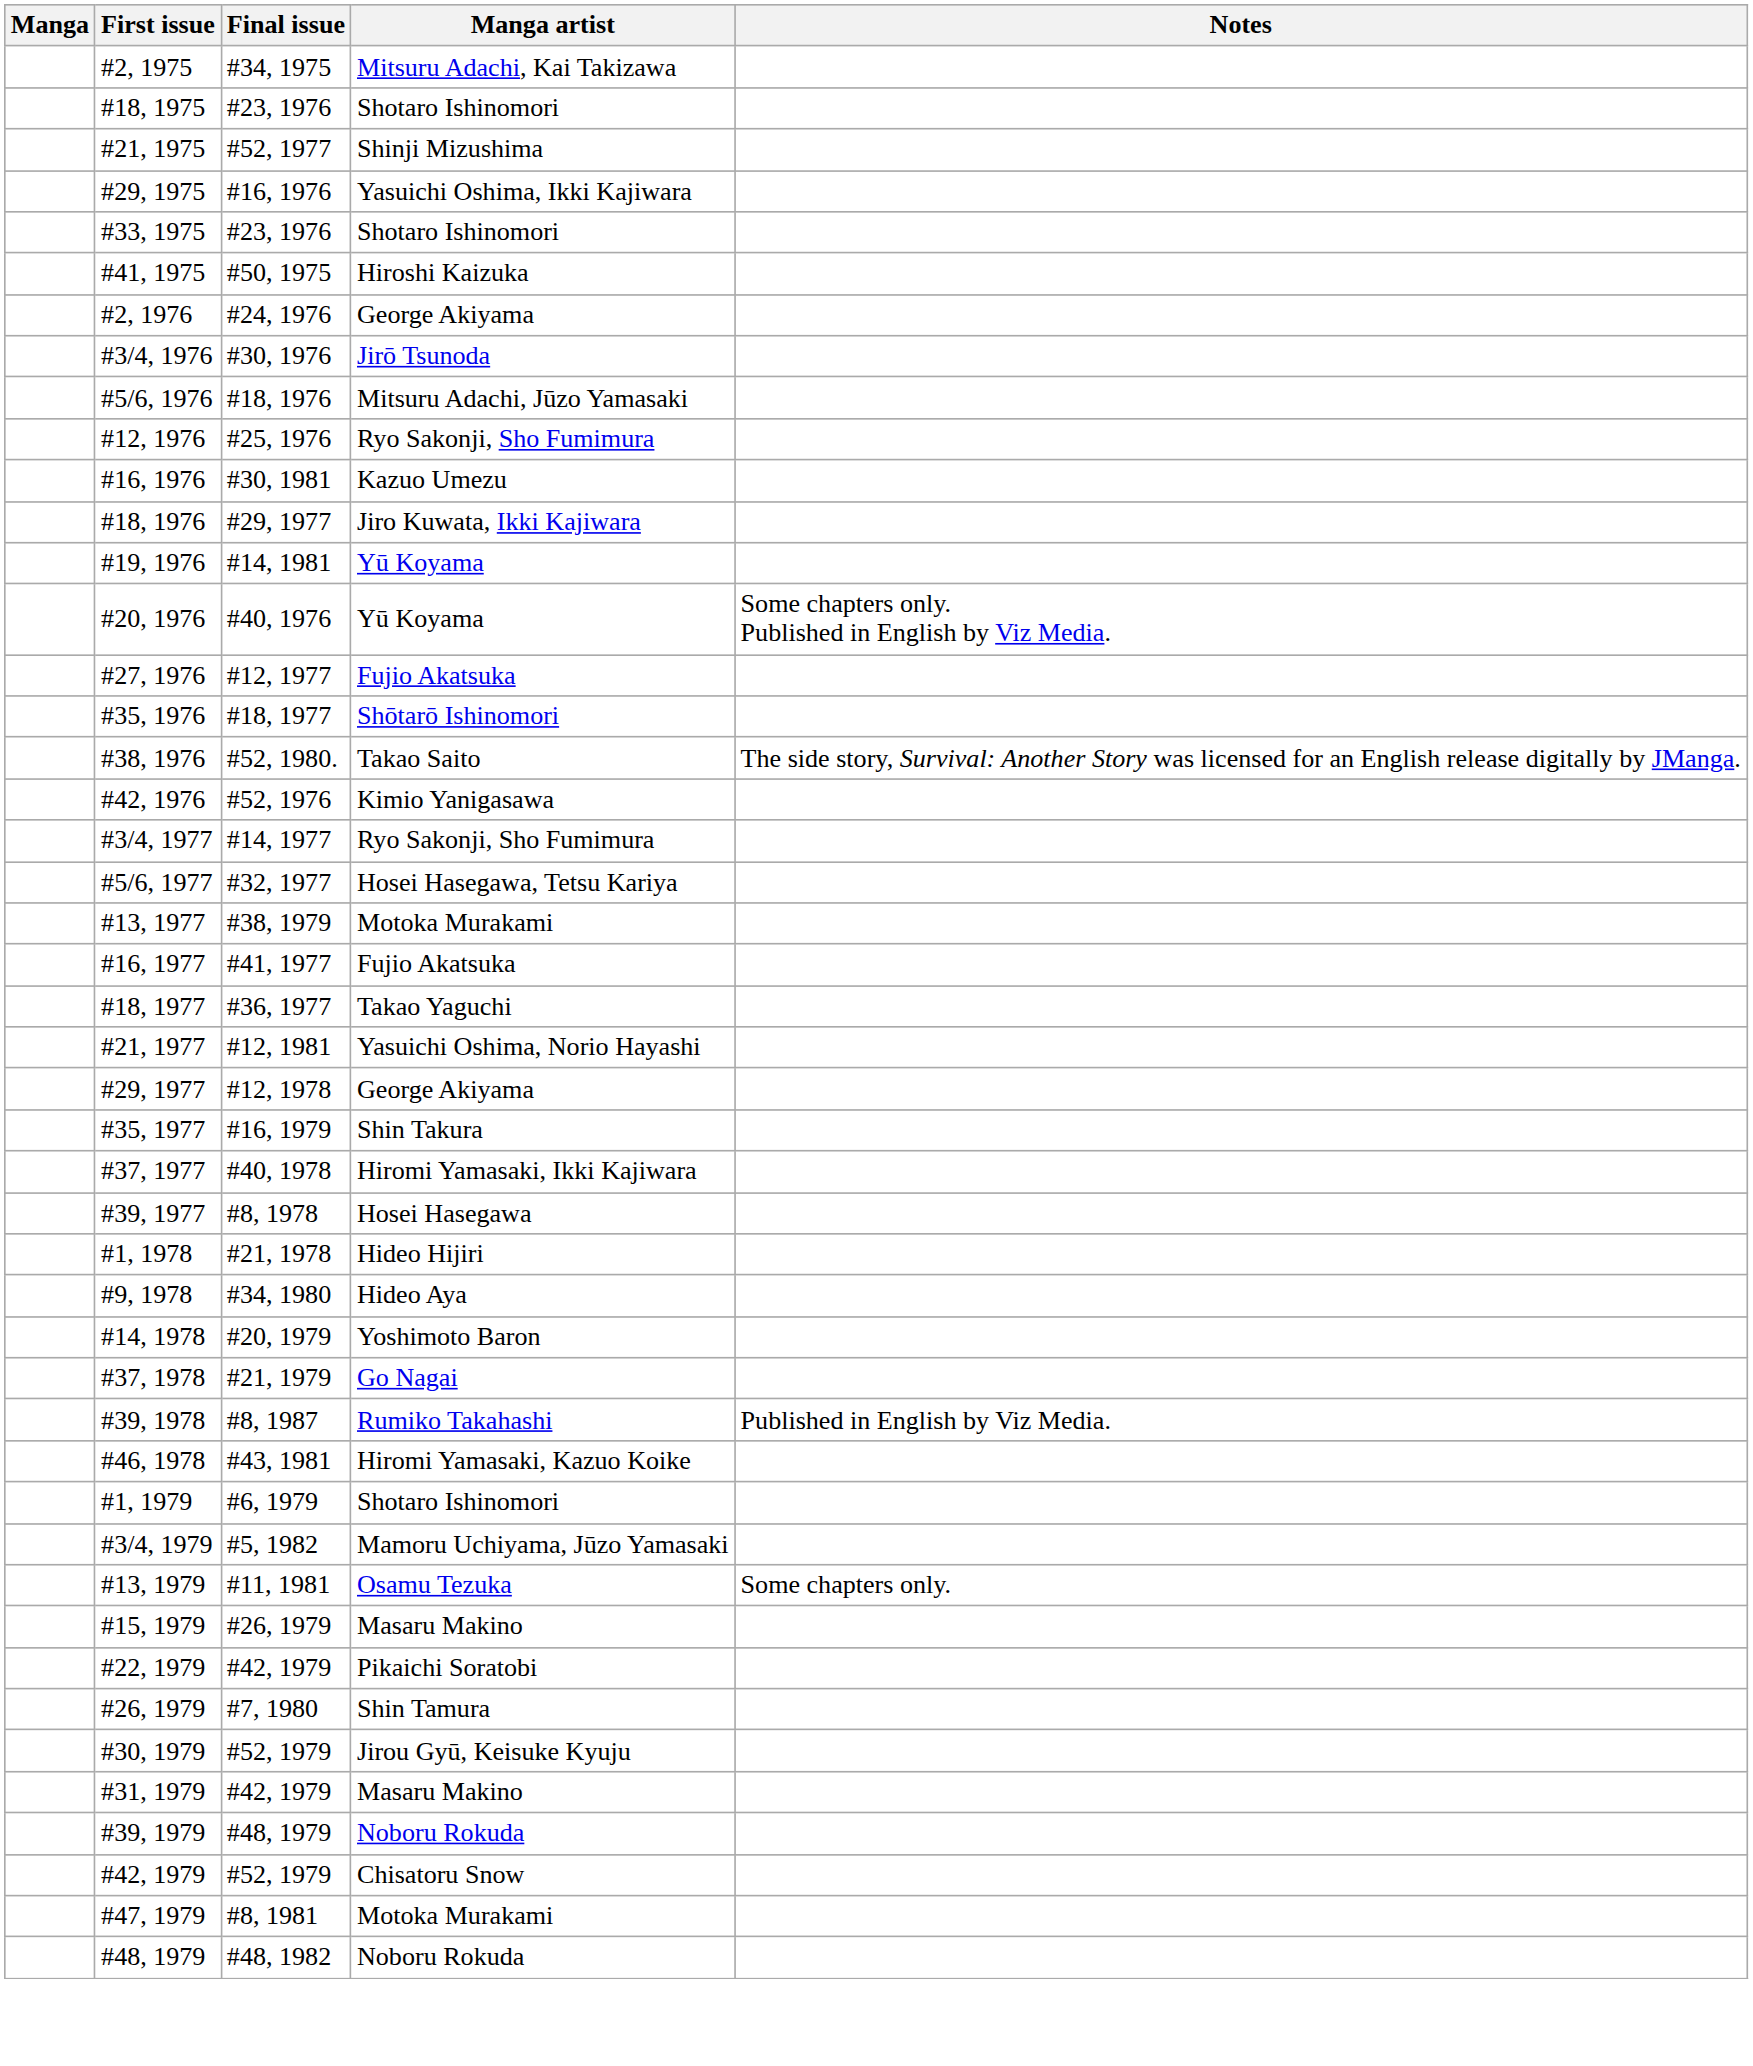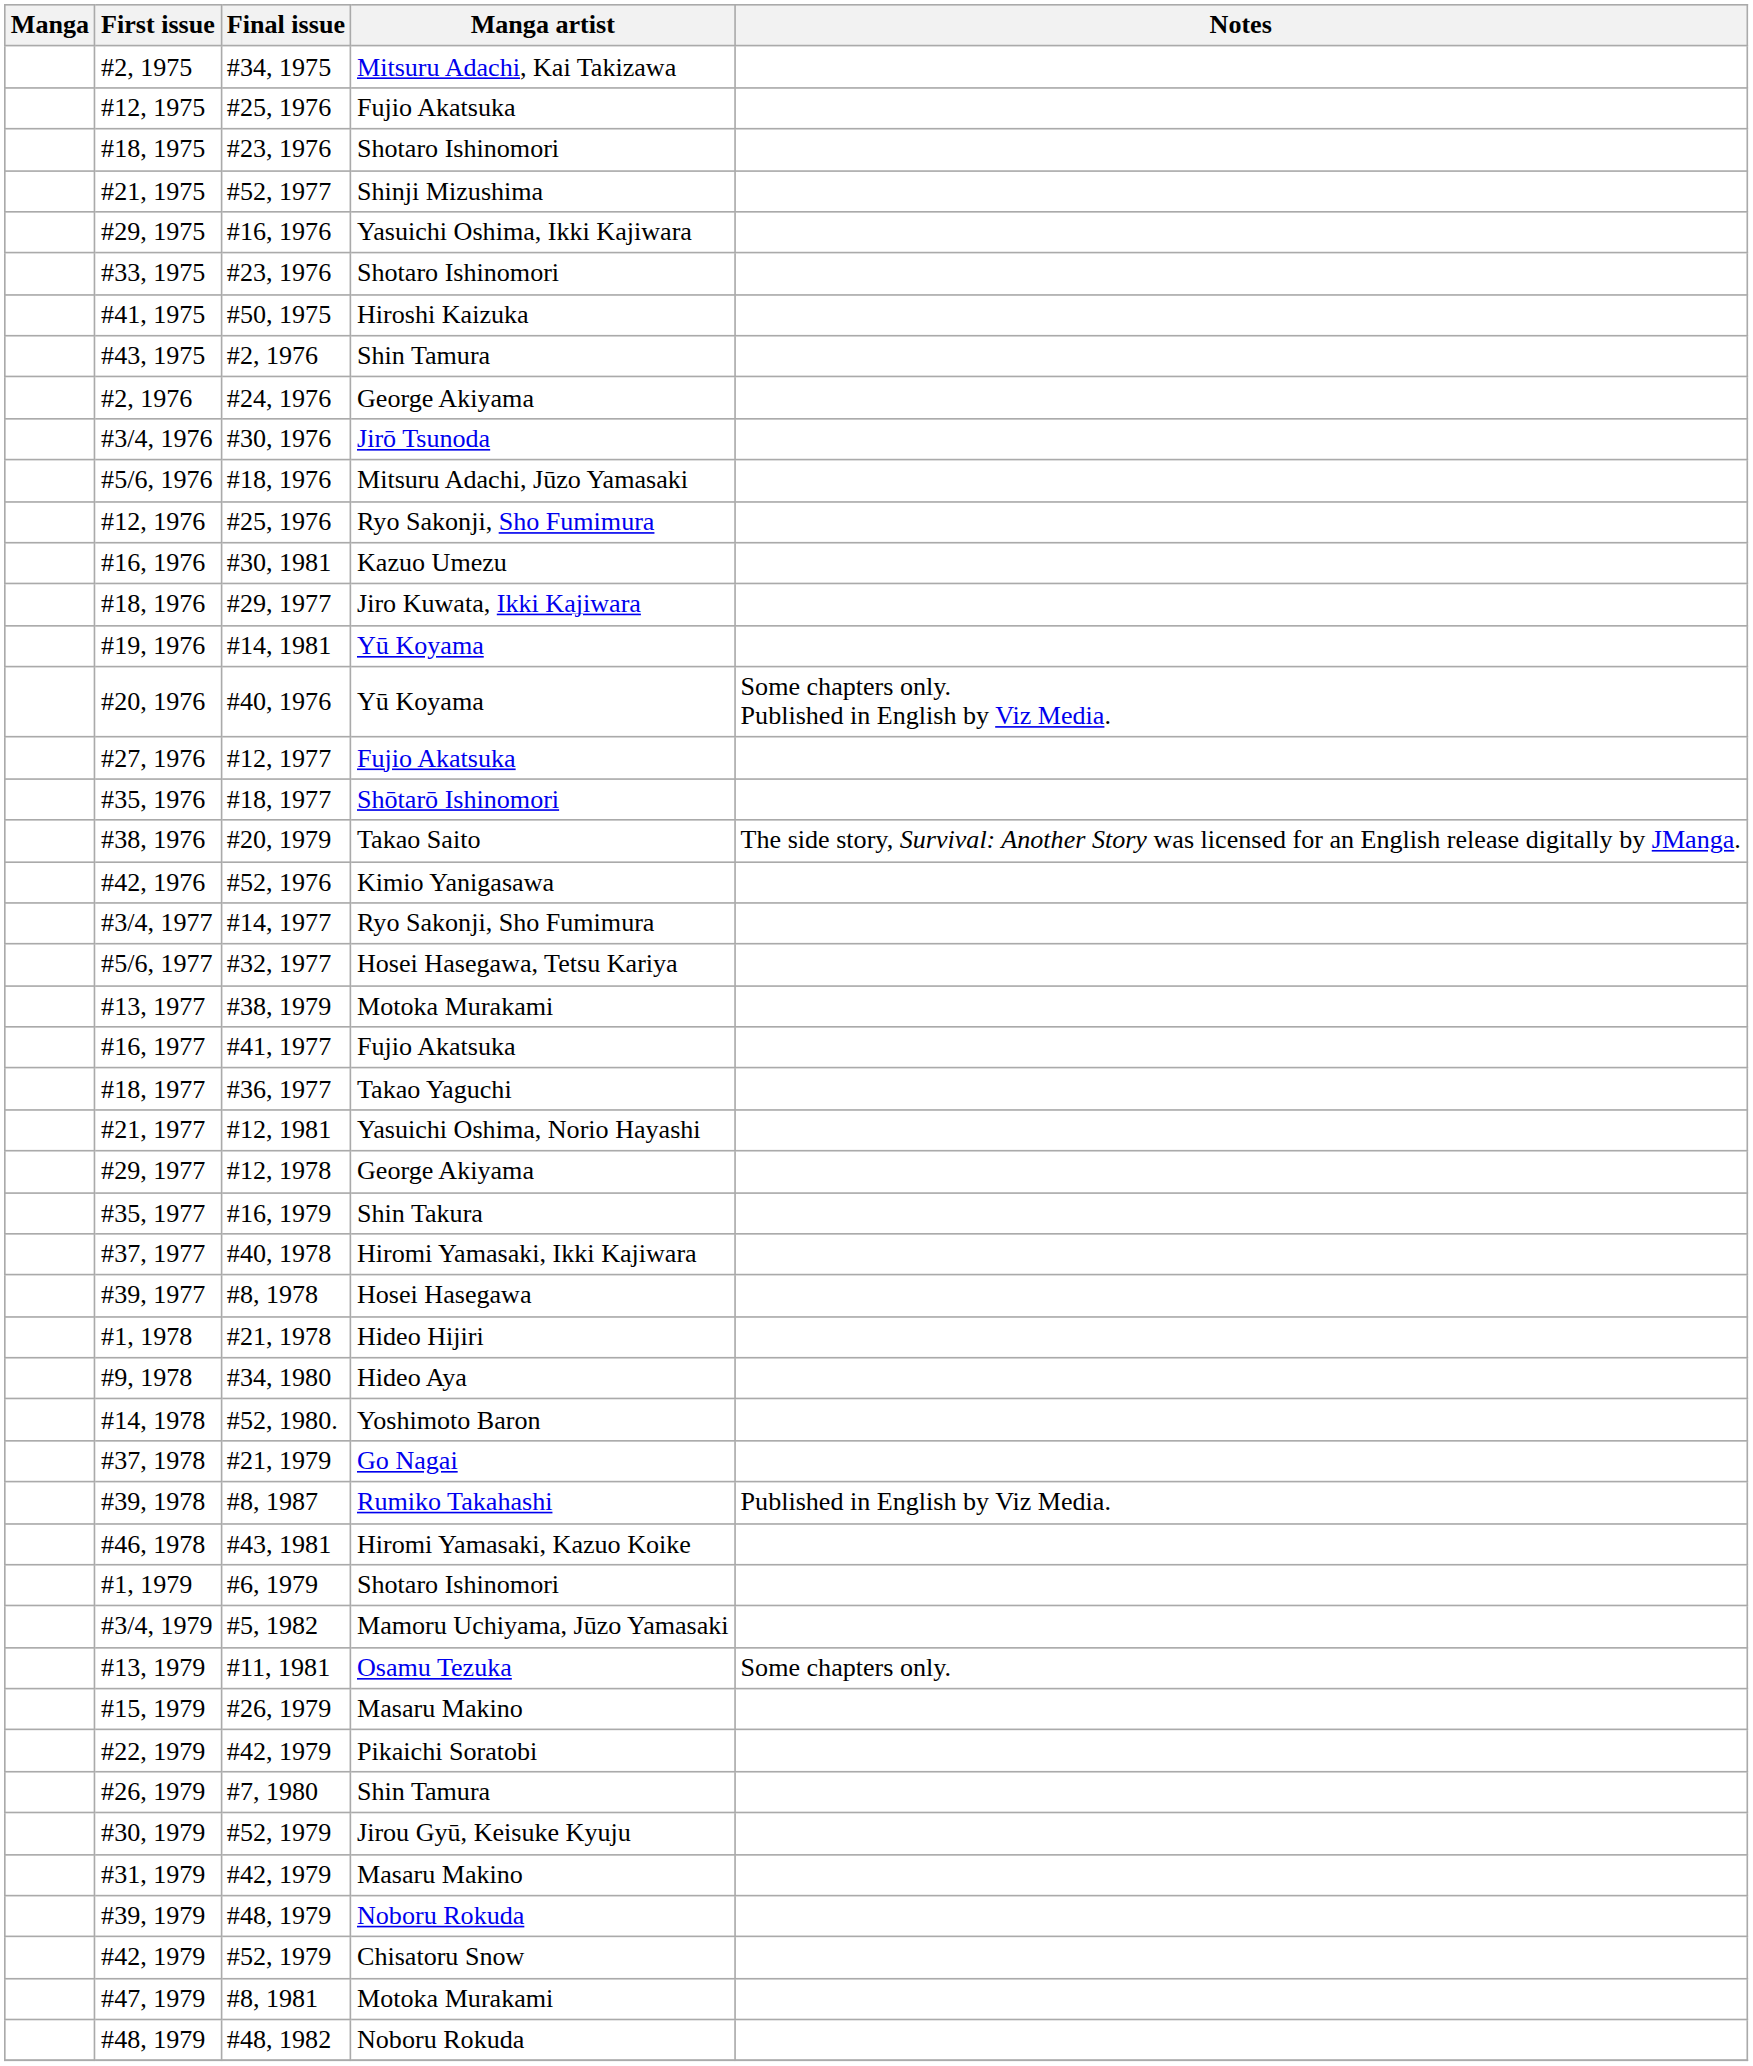+ row: (153, 107)
+ row: (153, 356)
(282, 757) #52, 1980. -> (279, 840) #20, 1979
(279, 1336) #20, 1979 -> (282, 1419) #52, 1980.
